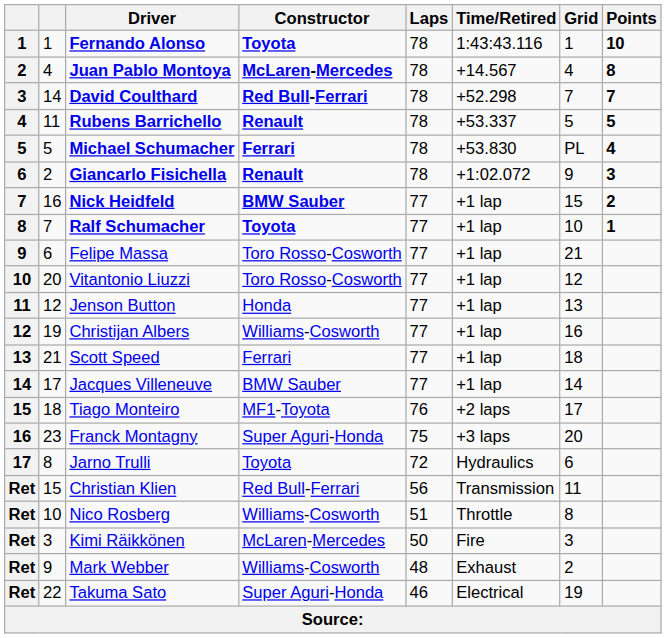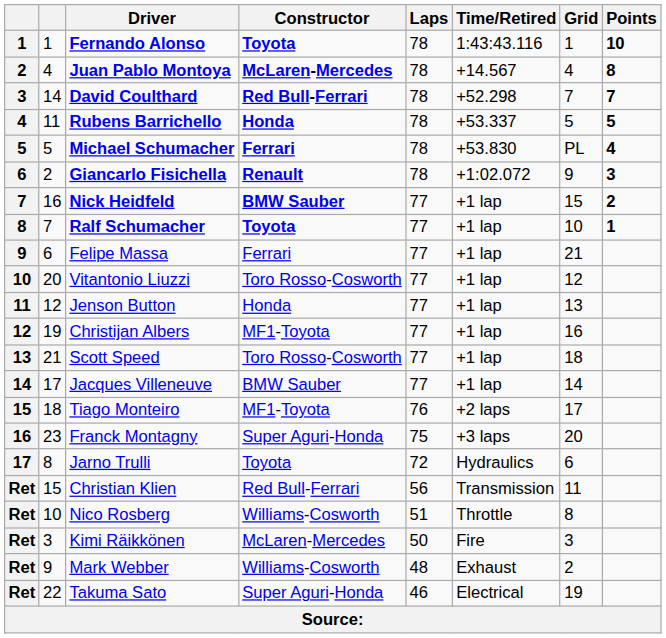(273, 122) Renault -> (268, 122) Honda
(322, 253) Toro Rosso-Cosworth -> (267, 253) Ferrari
(311, 331) Williams-Cosworth -> (286, 331) MF1-Toyota
(267, 357) Ferrari -> (322, 357) Toro Rosso-Cosworth
